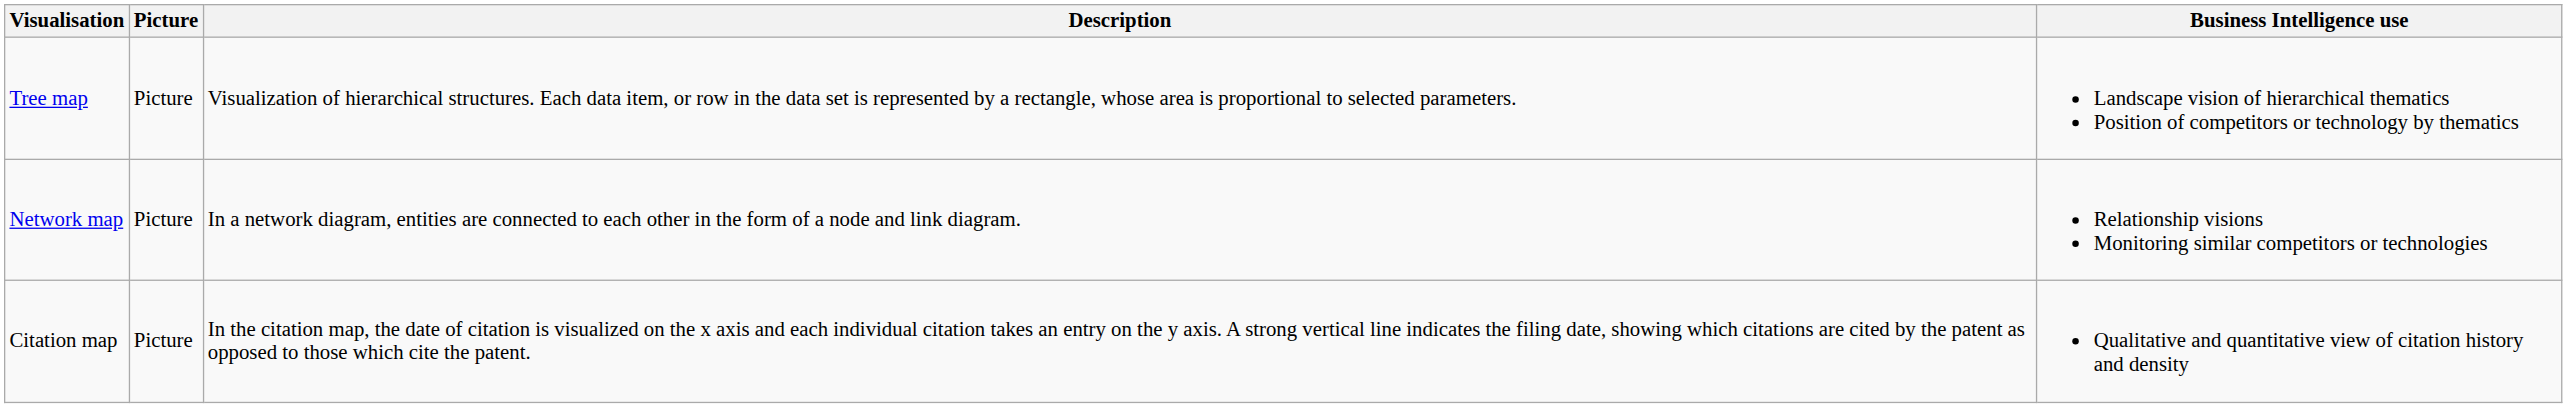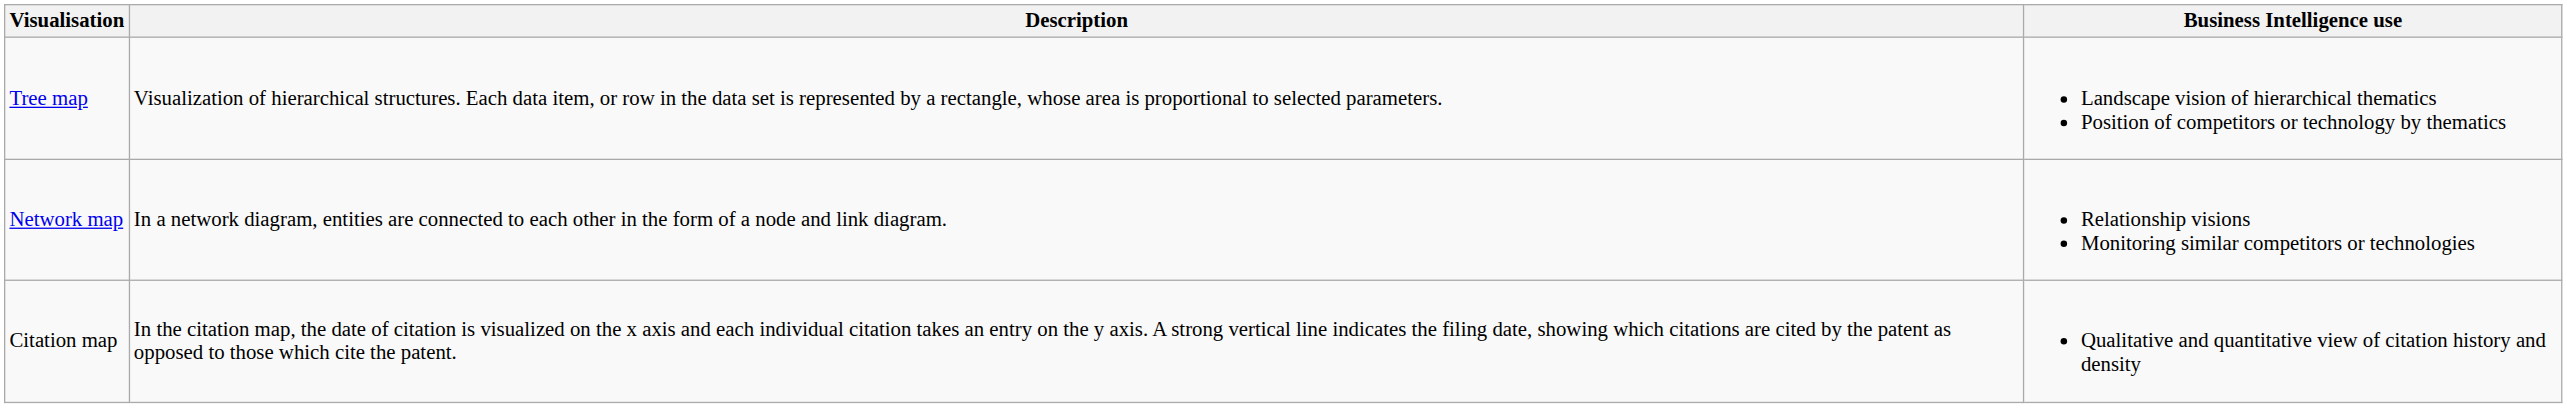- column: (166, 20)
